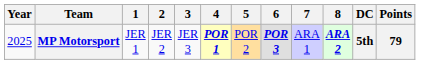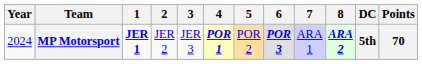(20, 41) 2025 -> (20, 41) 2024
(135, 41) normal -> (137, 41) bold
(396, 41) 79 -> (398, 41) 70
